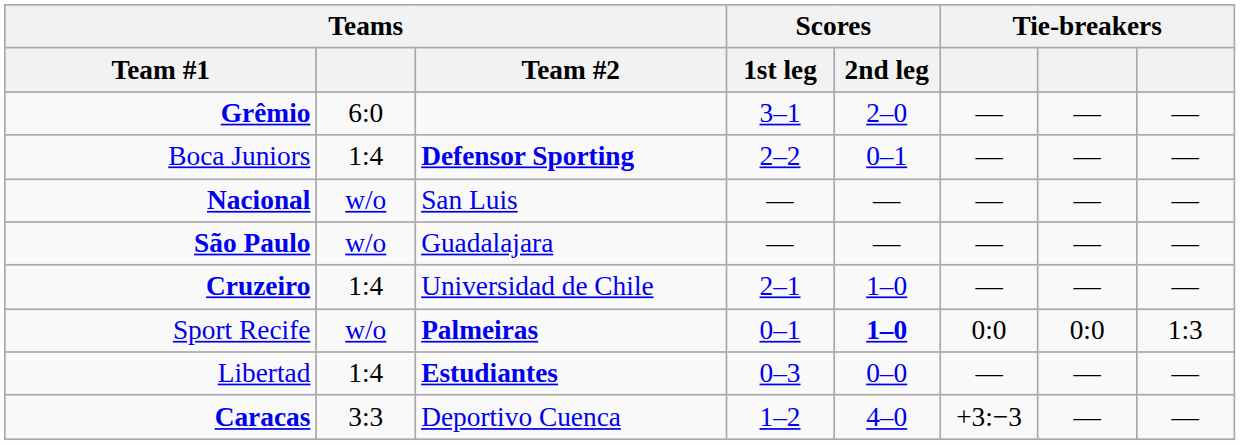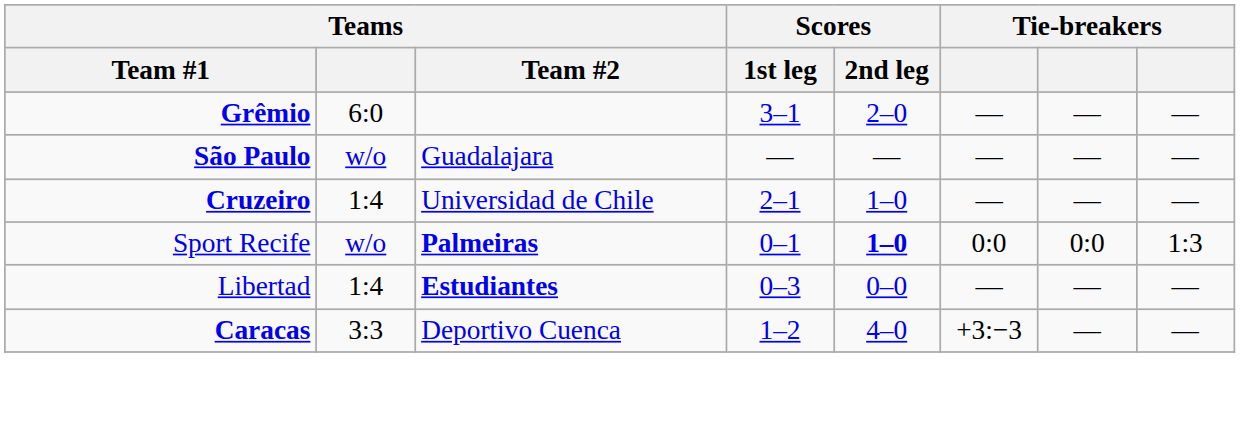- row: (239, 156)
- row: (259, 199)
